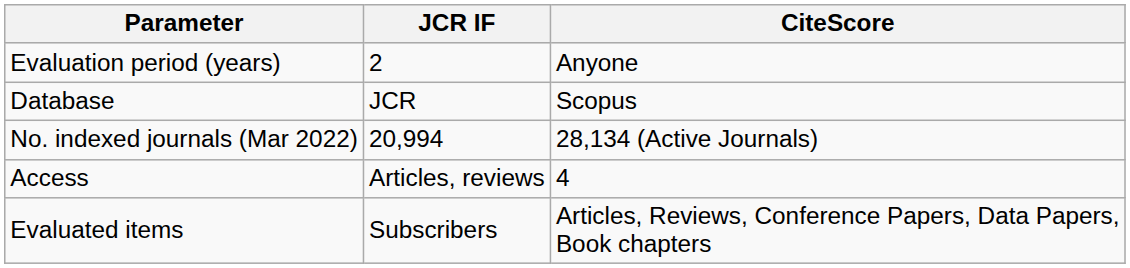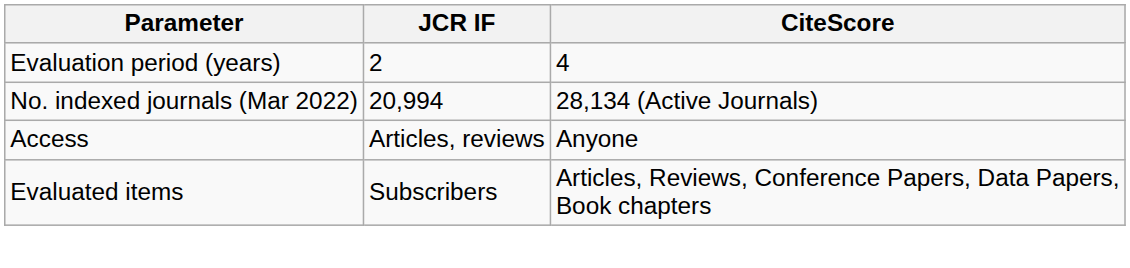(597, 62) Anyone -> (563, 62) 4
- row: (62, 100)
(563, 178) 4 -> (597, 139) Anyone
